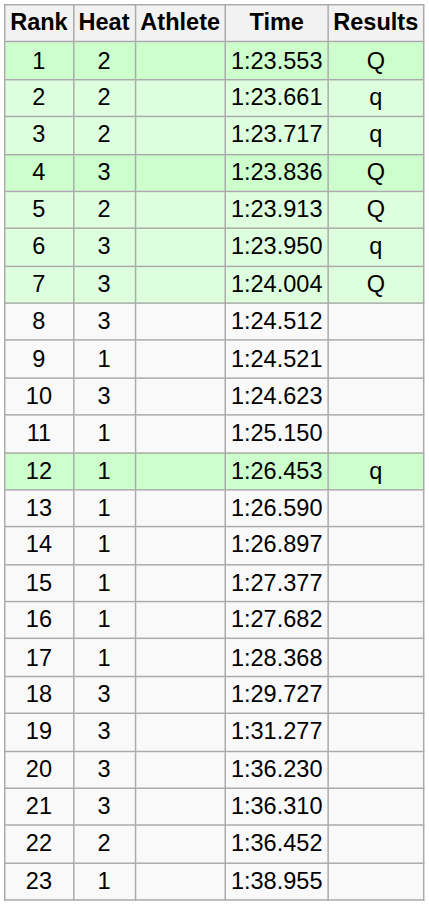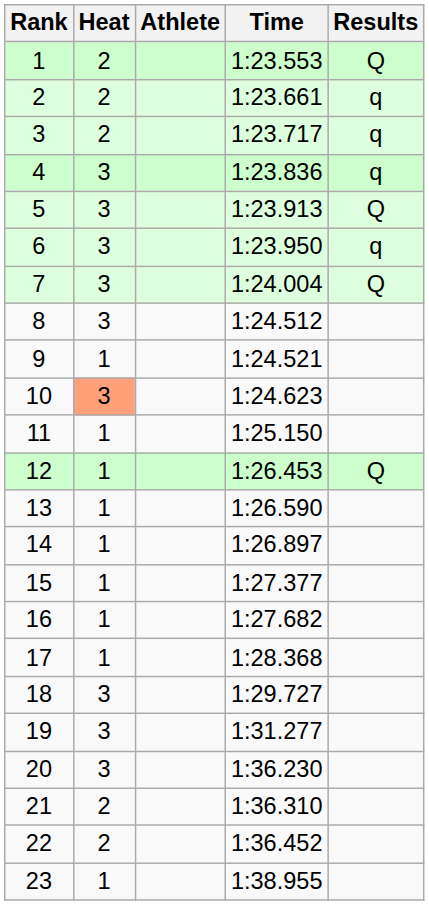(376, 172) Q -> (376, 172) q
(104, 209) 2 -> (104, 209) 3
(104, 396) no background -> (104, 396) lightsalmon background
(376, 470) q -> (376, 470) Q
(104, 806) 3 -> (104, 806) 2
